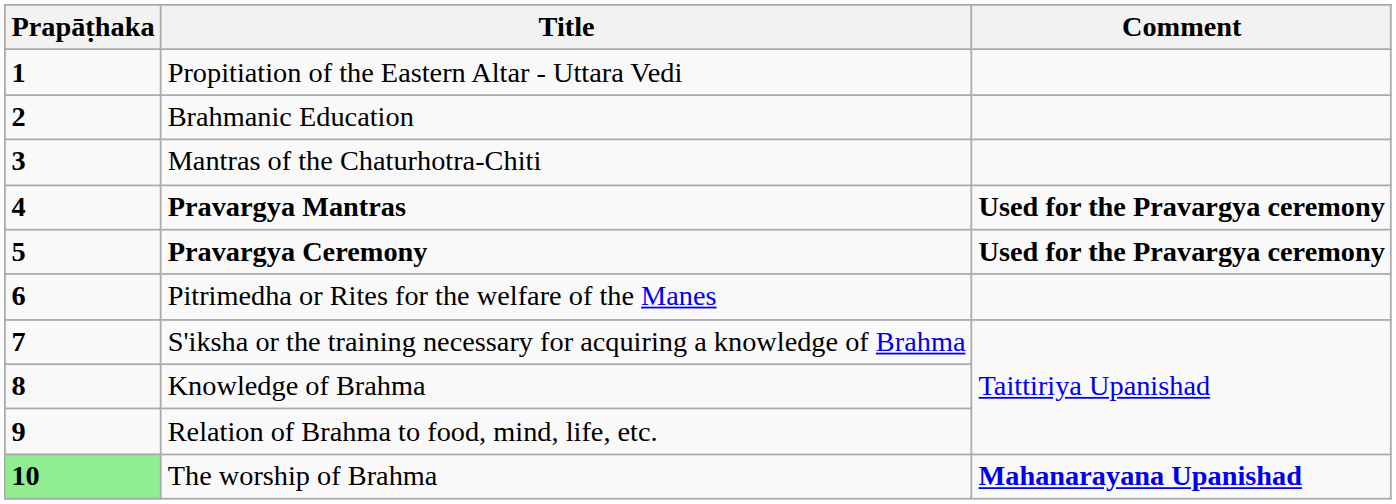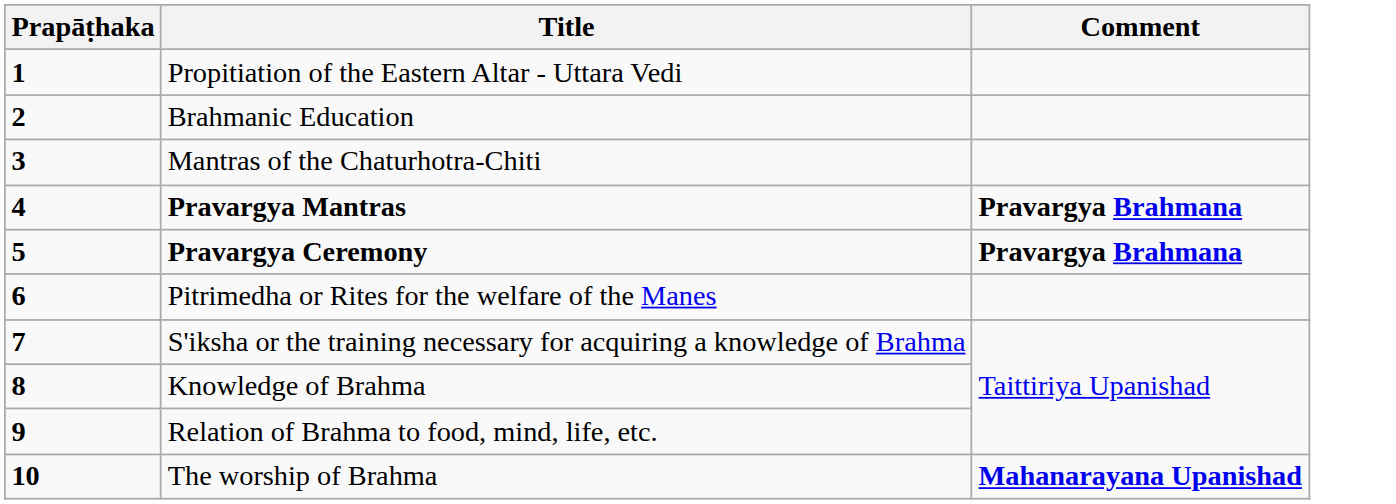(1182, 206) Used for the Pravargya ceremony -> (1110, 206) Pravargya Brahmana
(1182, 251) Used for the Pravargya ceremony -> (1110, 251) Pravargya Brahmana
(26, 476) lightgreen background -> (26, 476) no background
